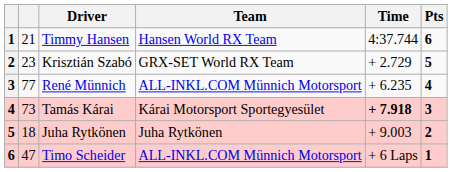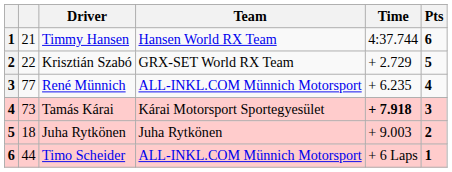(28, 62) 23 -> (28, 62) 22
(28, 156) 47 -> (28, 156) 44
